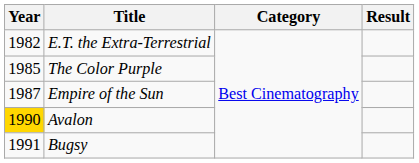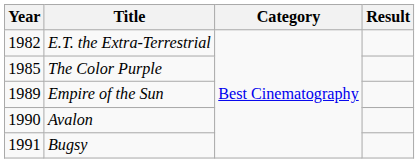(24, 94) 1987 -> (24, 94) 1989
(24, 119) gold background -> (24, 119) no background
